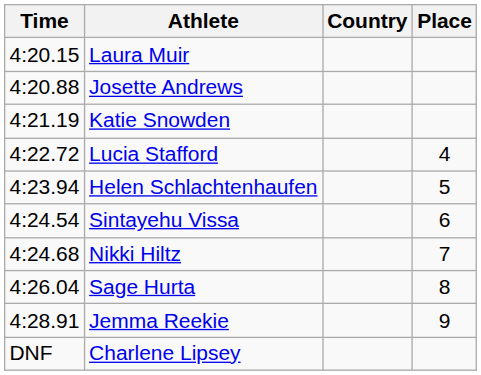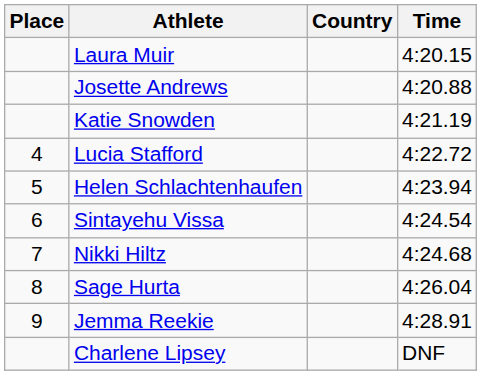columns swapped: (445, 21) <-> (44, 21)
